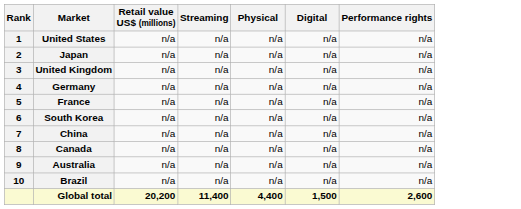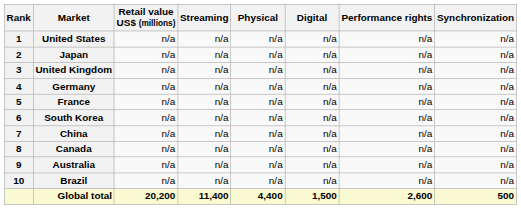+ column: (476, 17)
